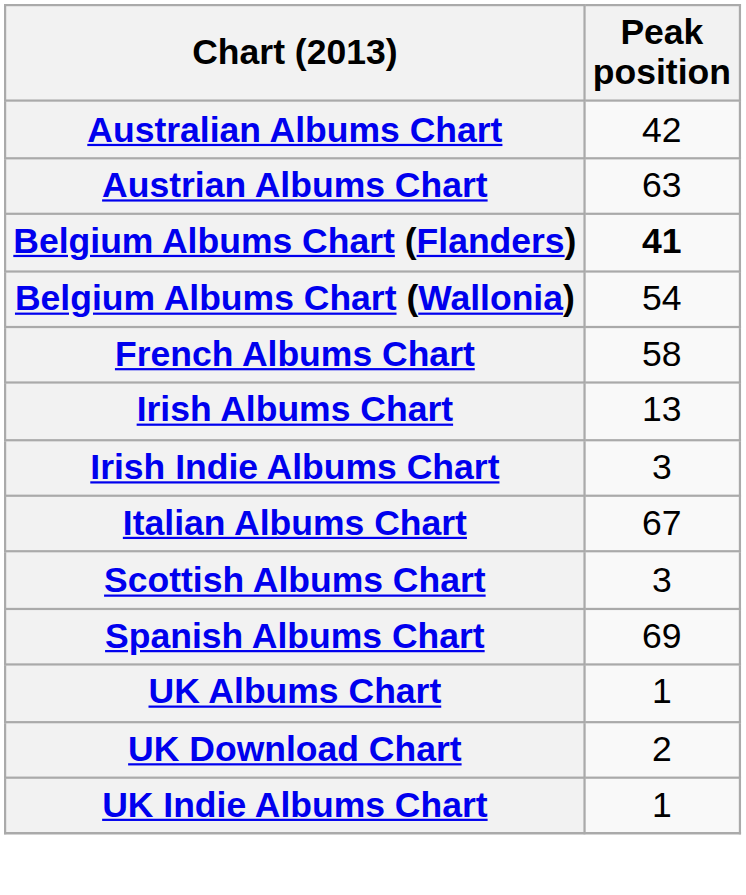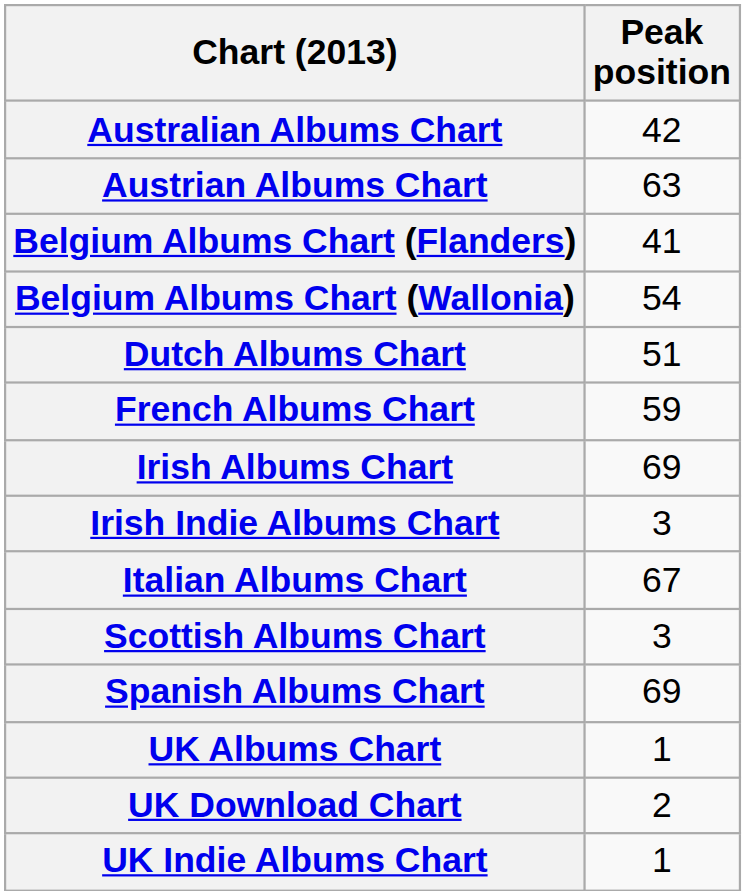(662, 241) bold -> (662, 241) normal
+ row: (295, 354)
(662, 354) 58 -> (662, 410) 59
(662, 410) 13 -> (662, 466) 69
